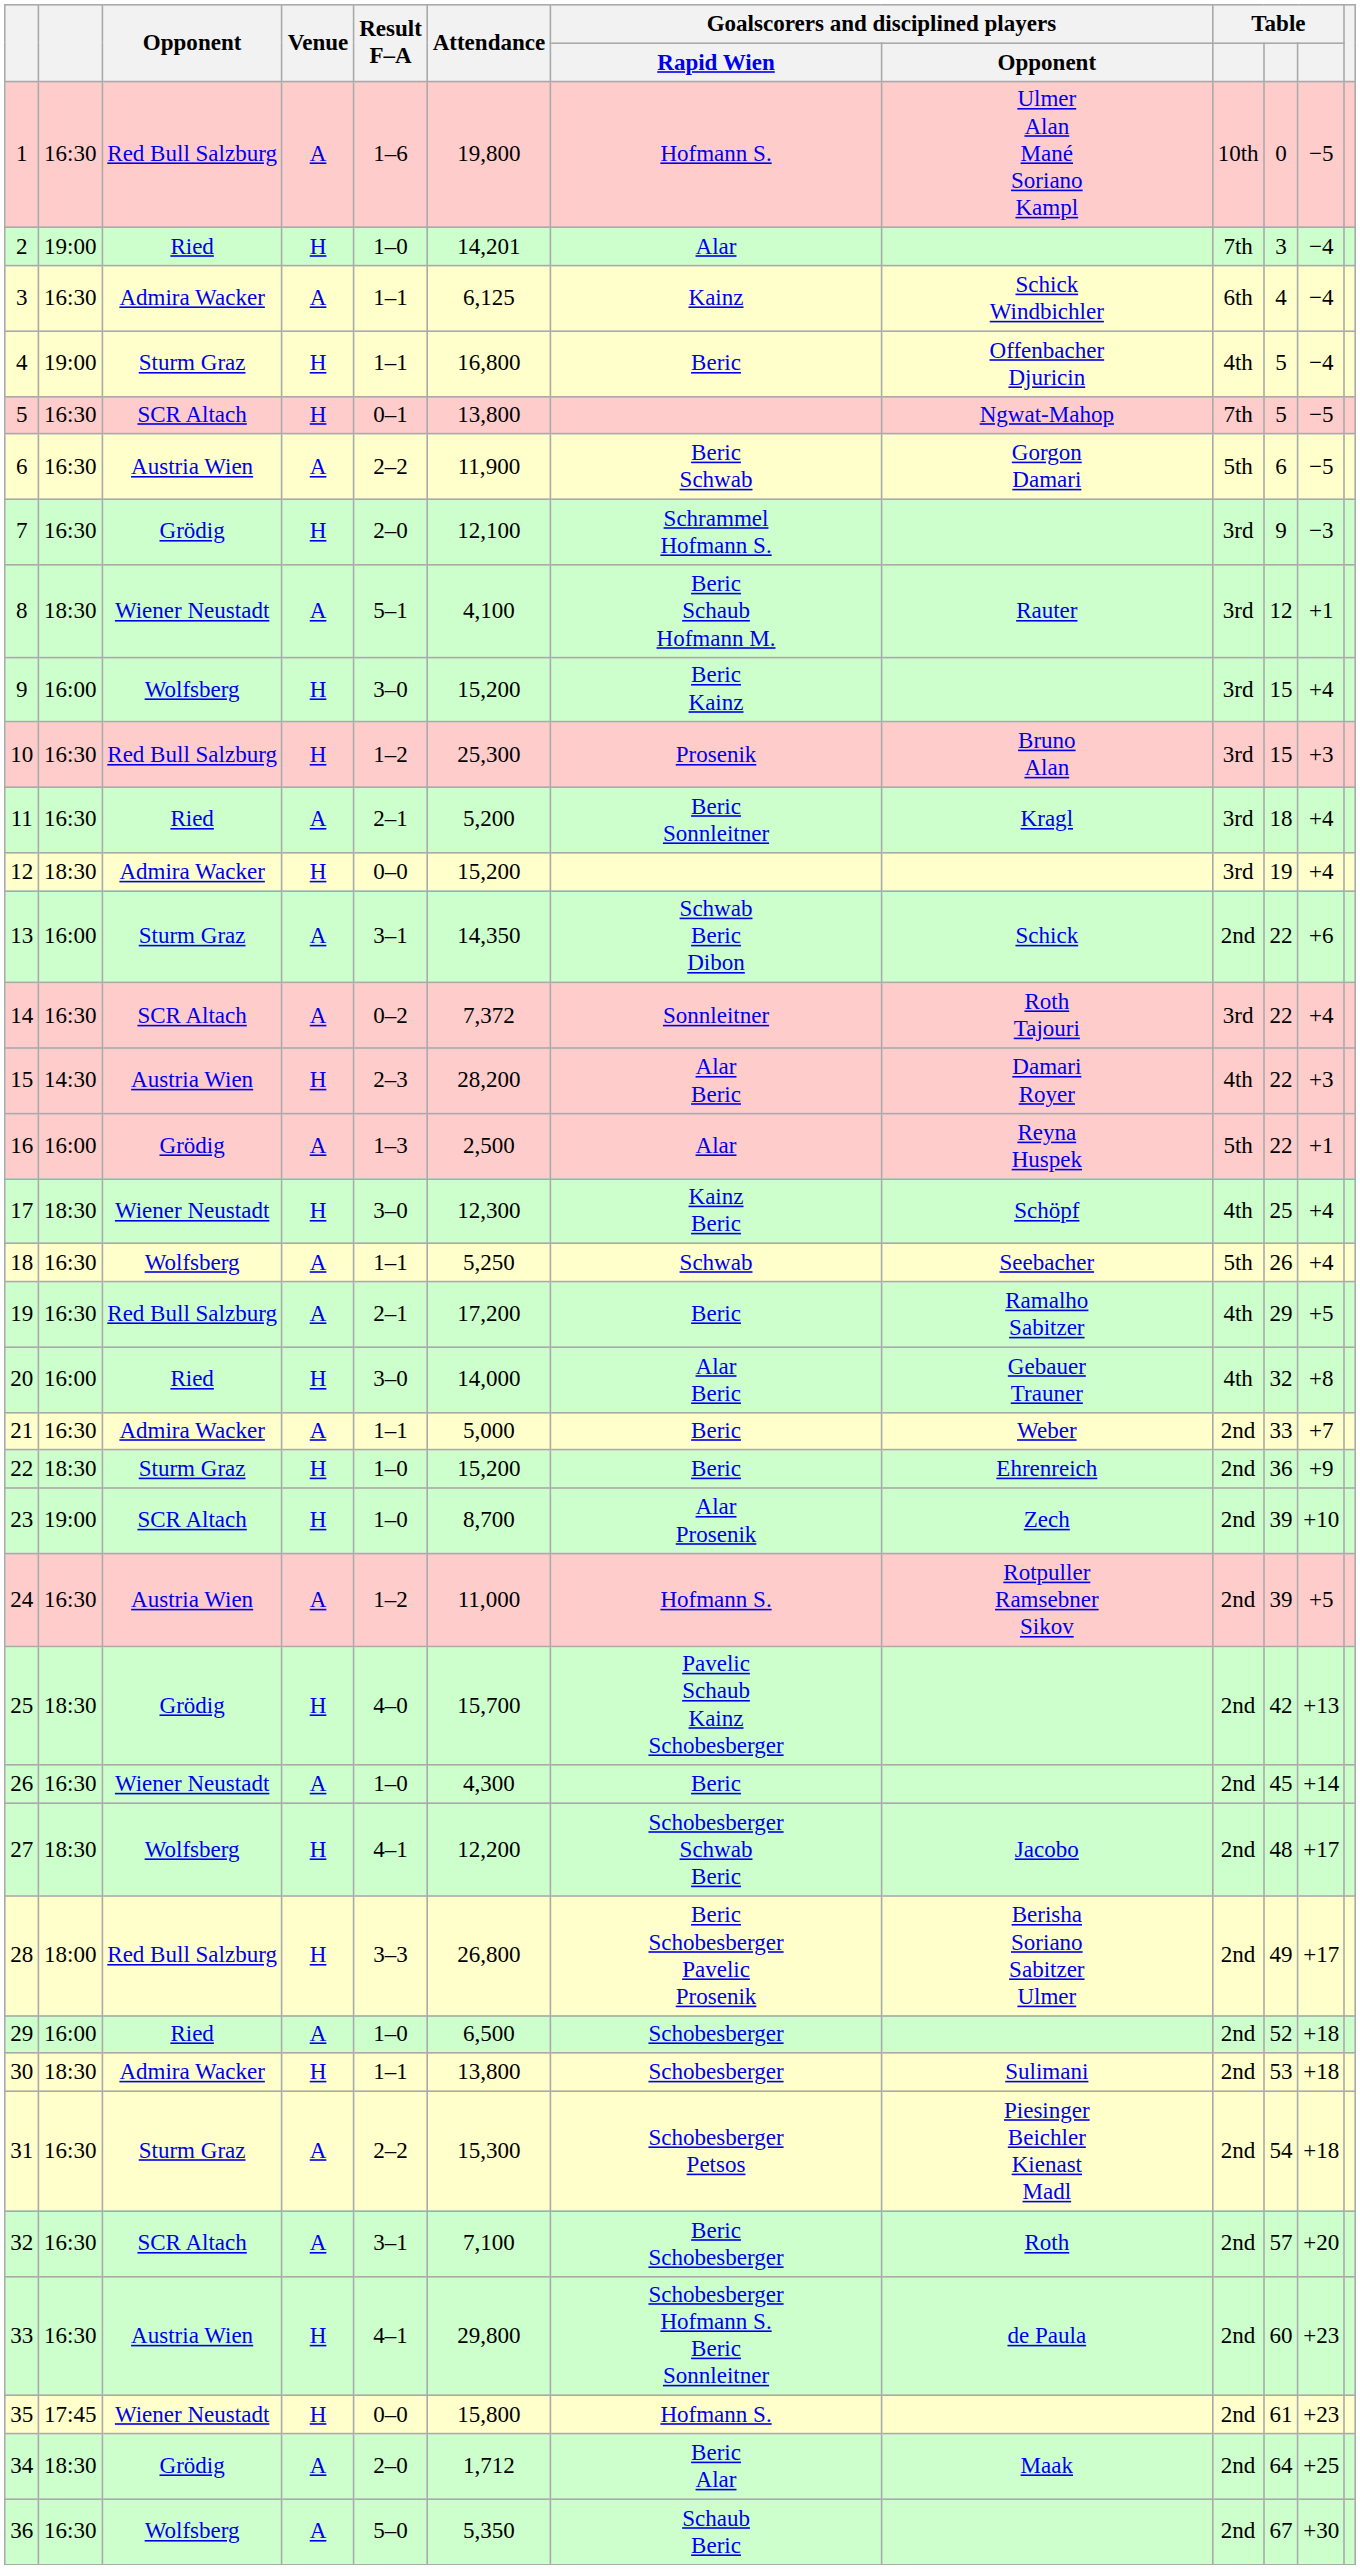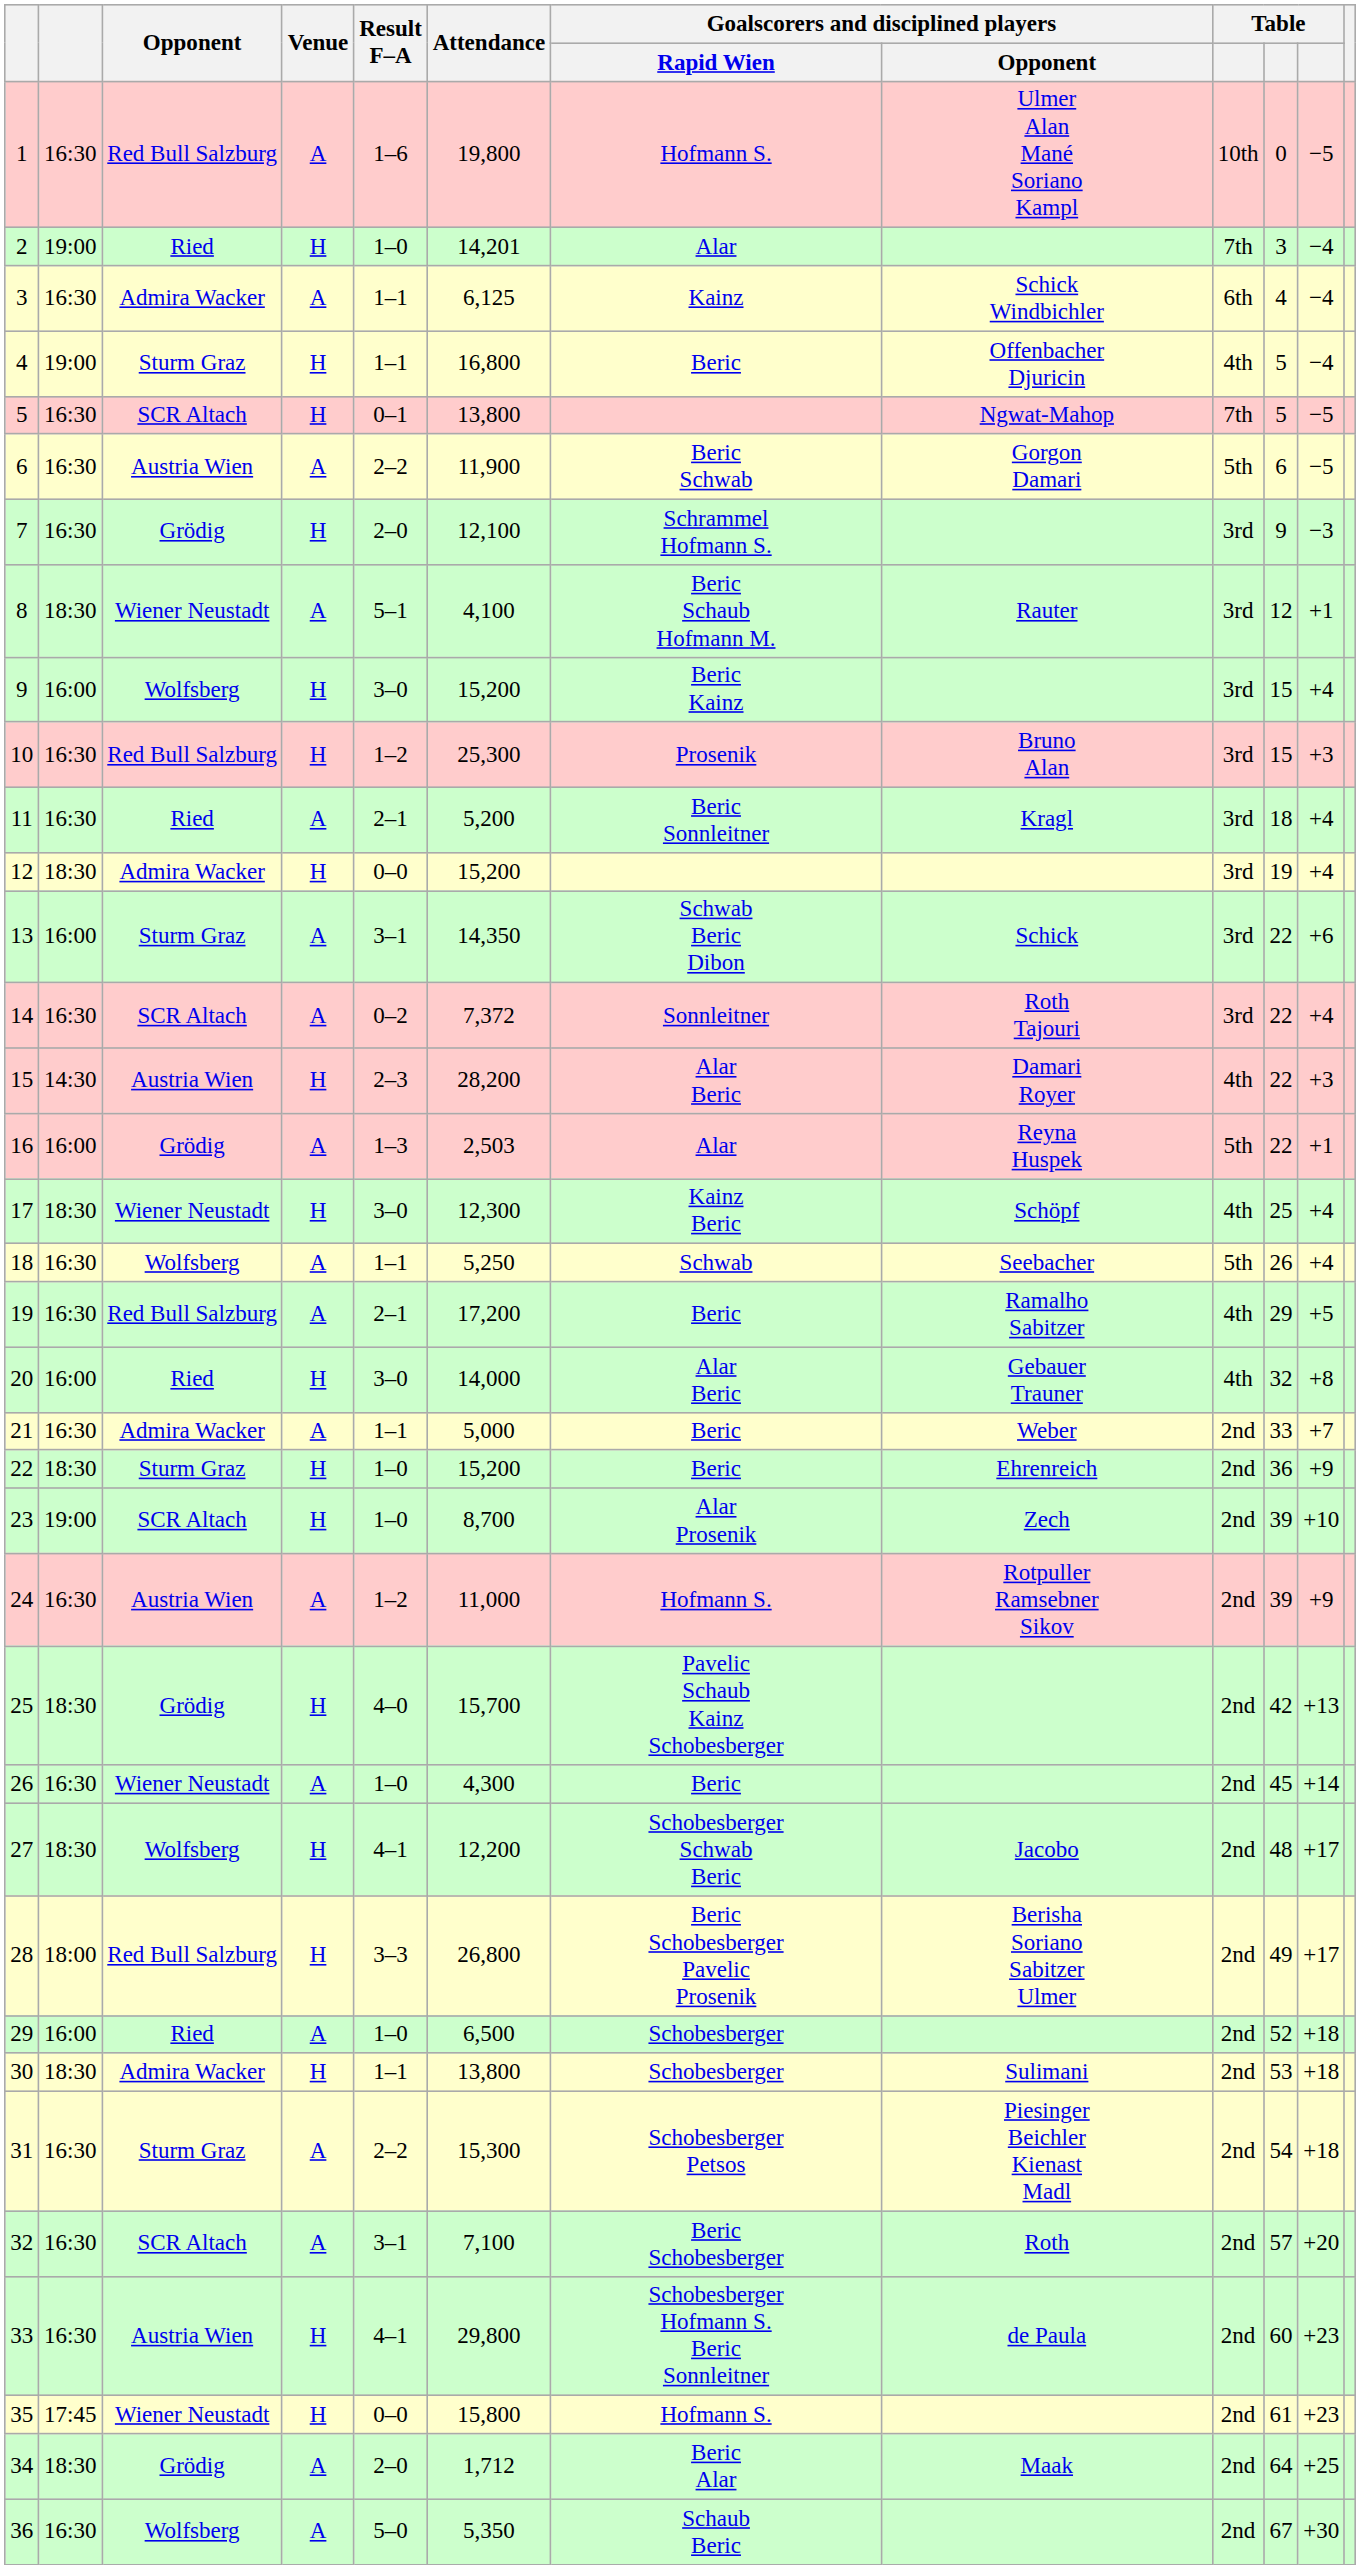(1238, 936) 2nd -> (1238, 936) 3rd
(489, 1145) 2,500 -> (489, 1145) 2,503
(1321, 1599) +5 -> (1321, 1599) +9
